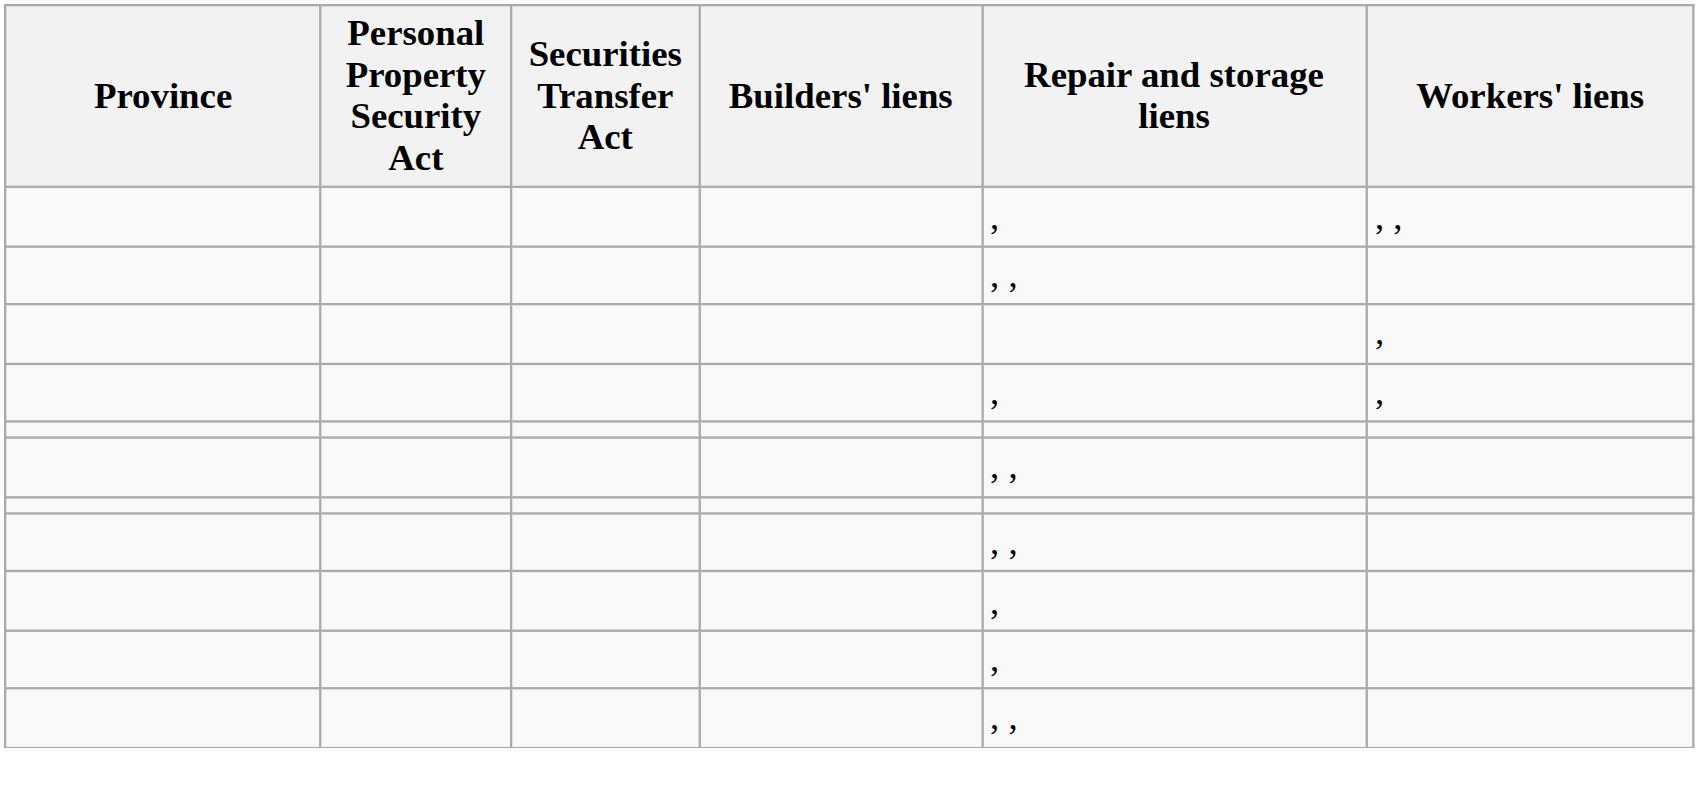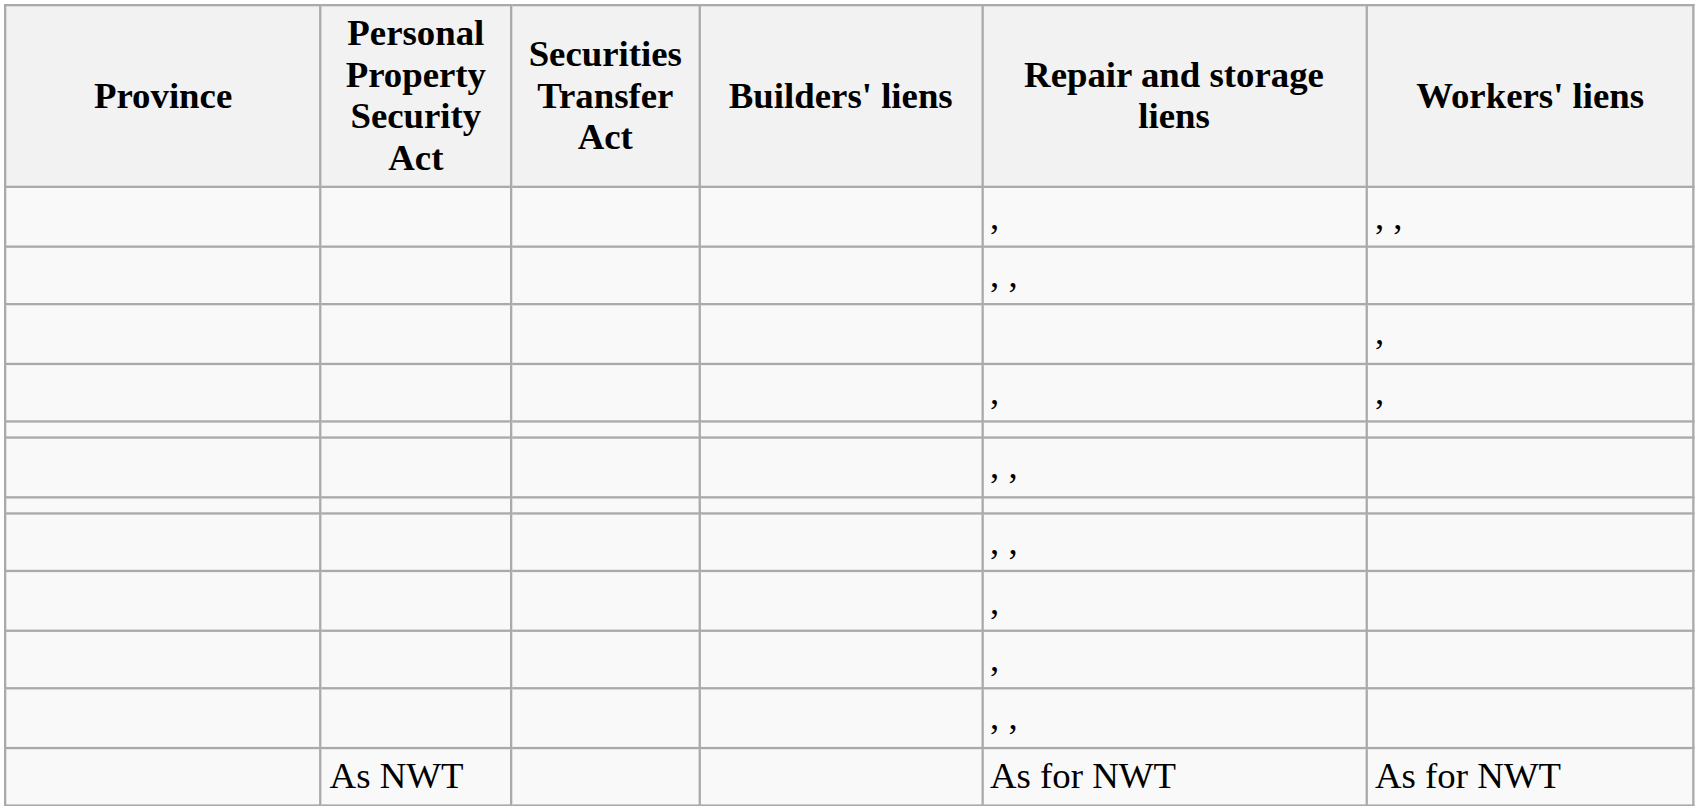+ row: (163, 776)
